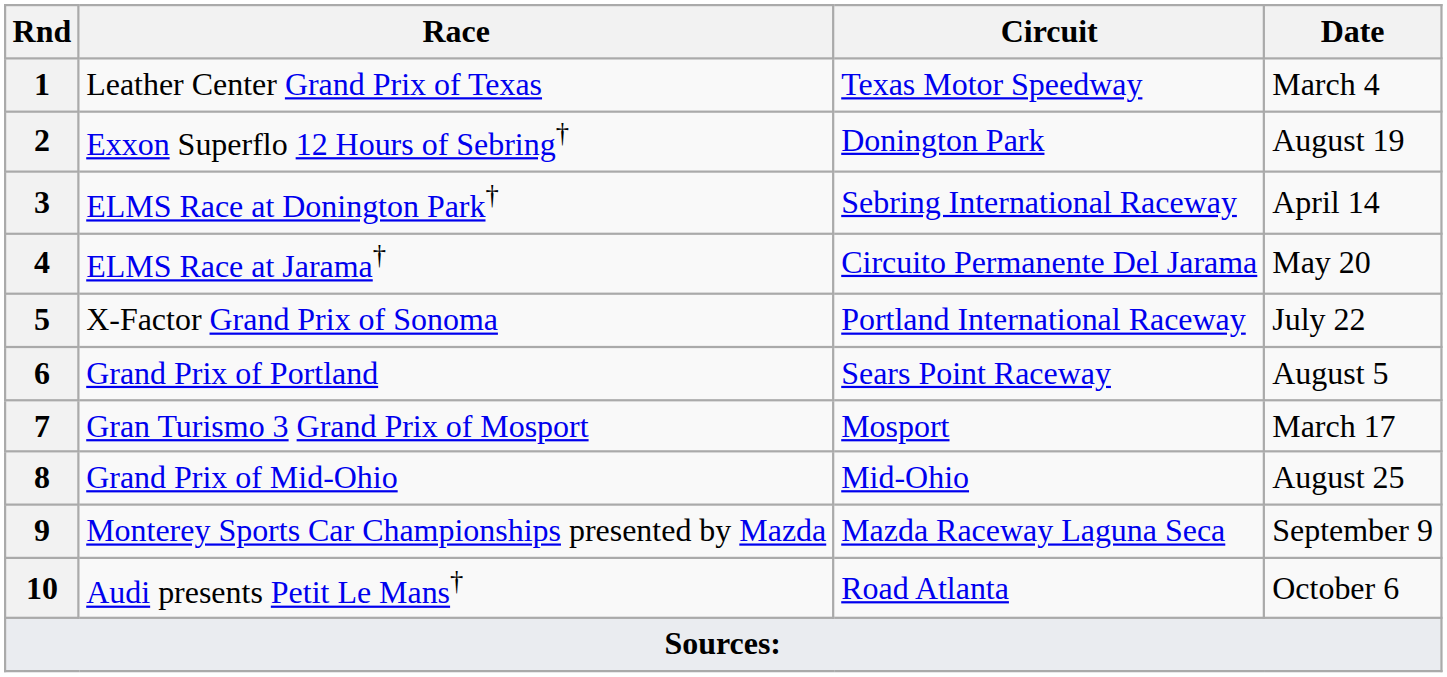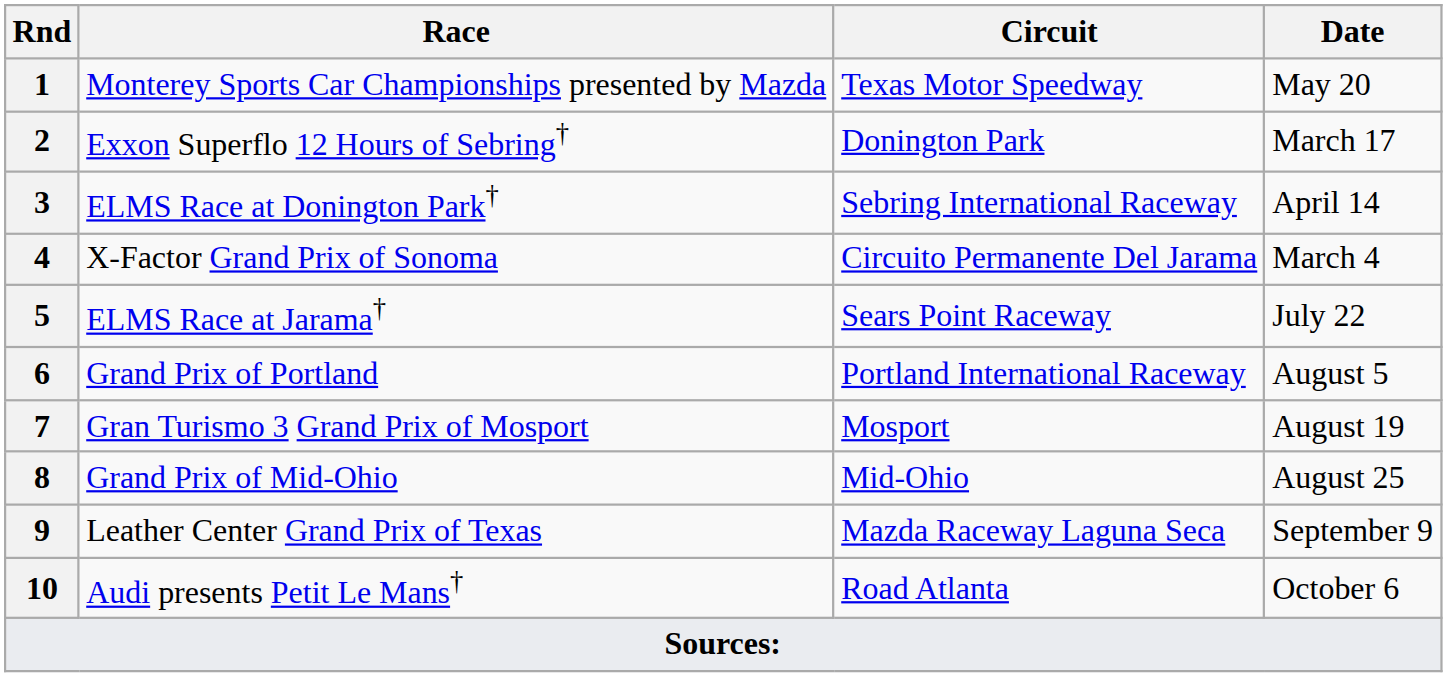(314, 83) Leather Center Grand Prix of Texas -> (456, 83) Monterey Sports Car Championships presented by Mazda
(1326, 83) March 4 -> (1322, 83) May 20
(1338, 140) August 19 -> (1334, 140) March 17
(236, 263) ELMS Race at Jarama† -> (292, 259) X-Factor Grand Prix of Sonoma
(1322, 263) May 20 -> (1326, 259) March 4
(292, 320) X-Factor Grand Prix of Sonoma -> (236, 315) ELMS Race at Jarama†
(1043, 320) Portland International Raceway -> (976, 315) Sears Point Raceway
(976, 372) Sears Point Raceway -> (1043, 372) Portland International Raceway
(1334, 425) March 17 -> (1338, 425) August 19
(456, 531) Monterey Sports Car Championships presented by Mazda -> (314, 531) Leather Center Grand Prix of Texas
